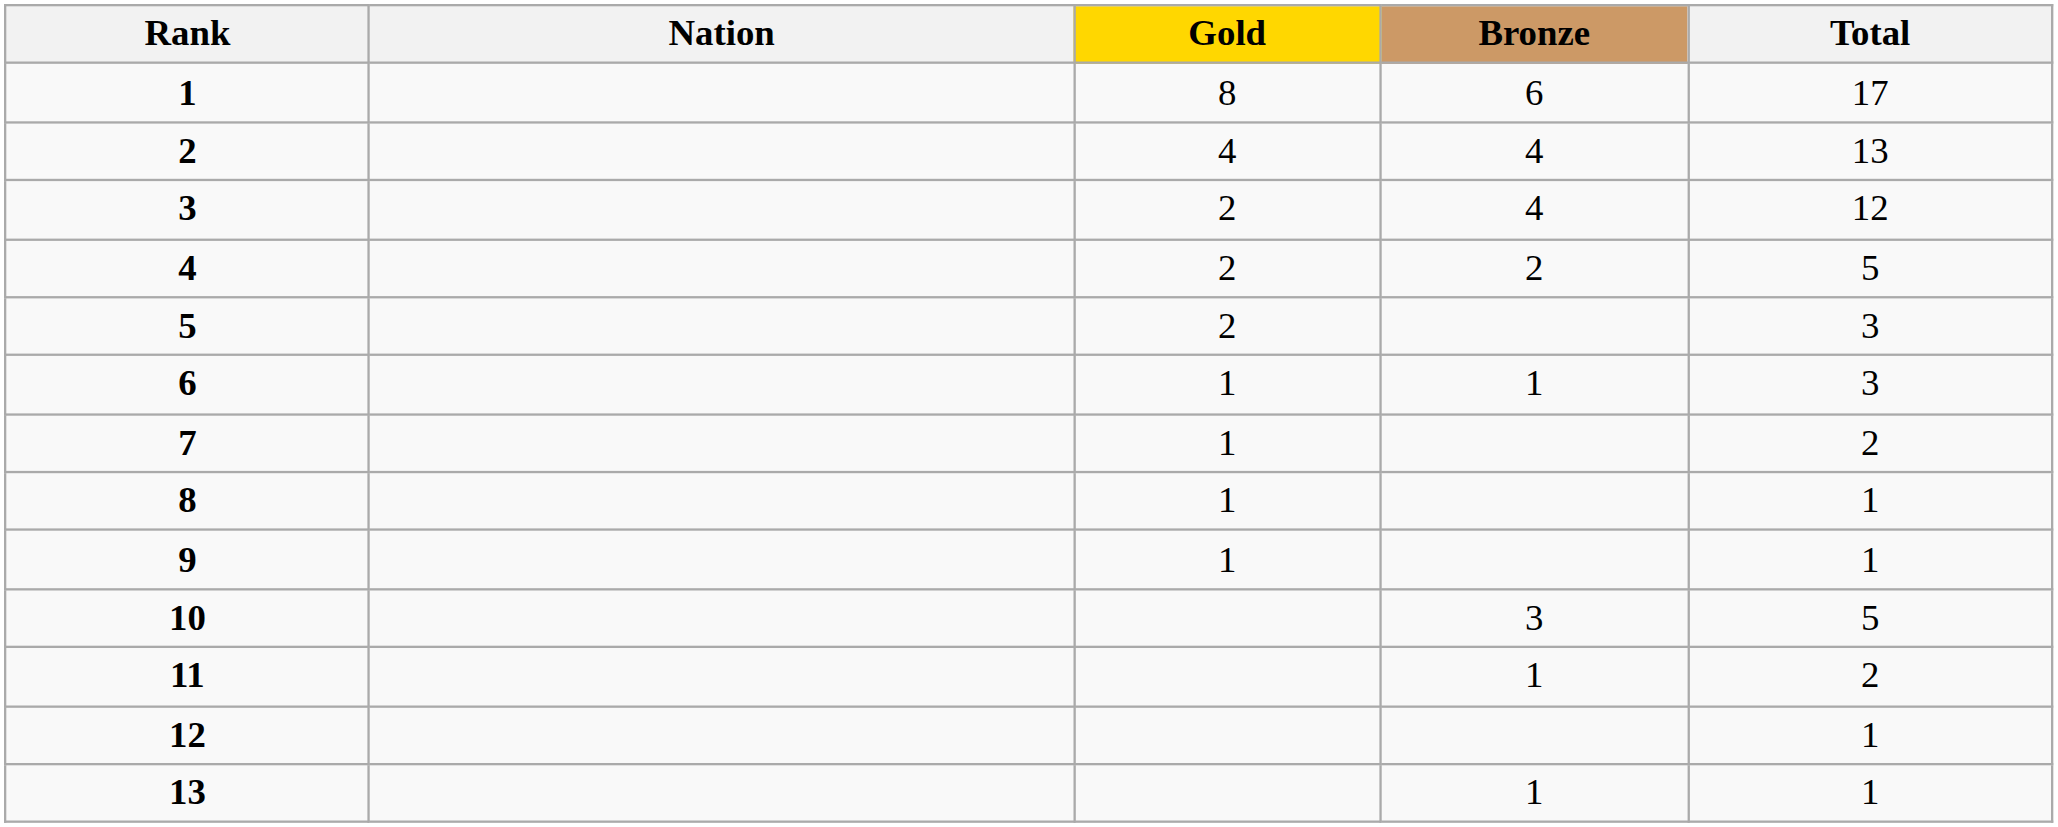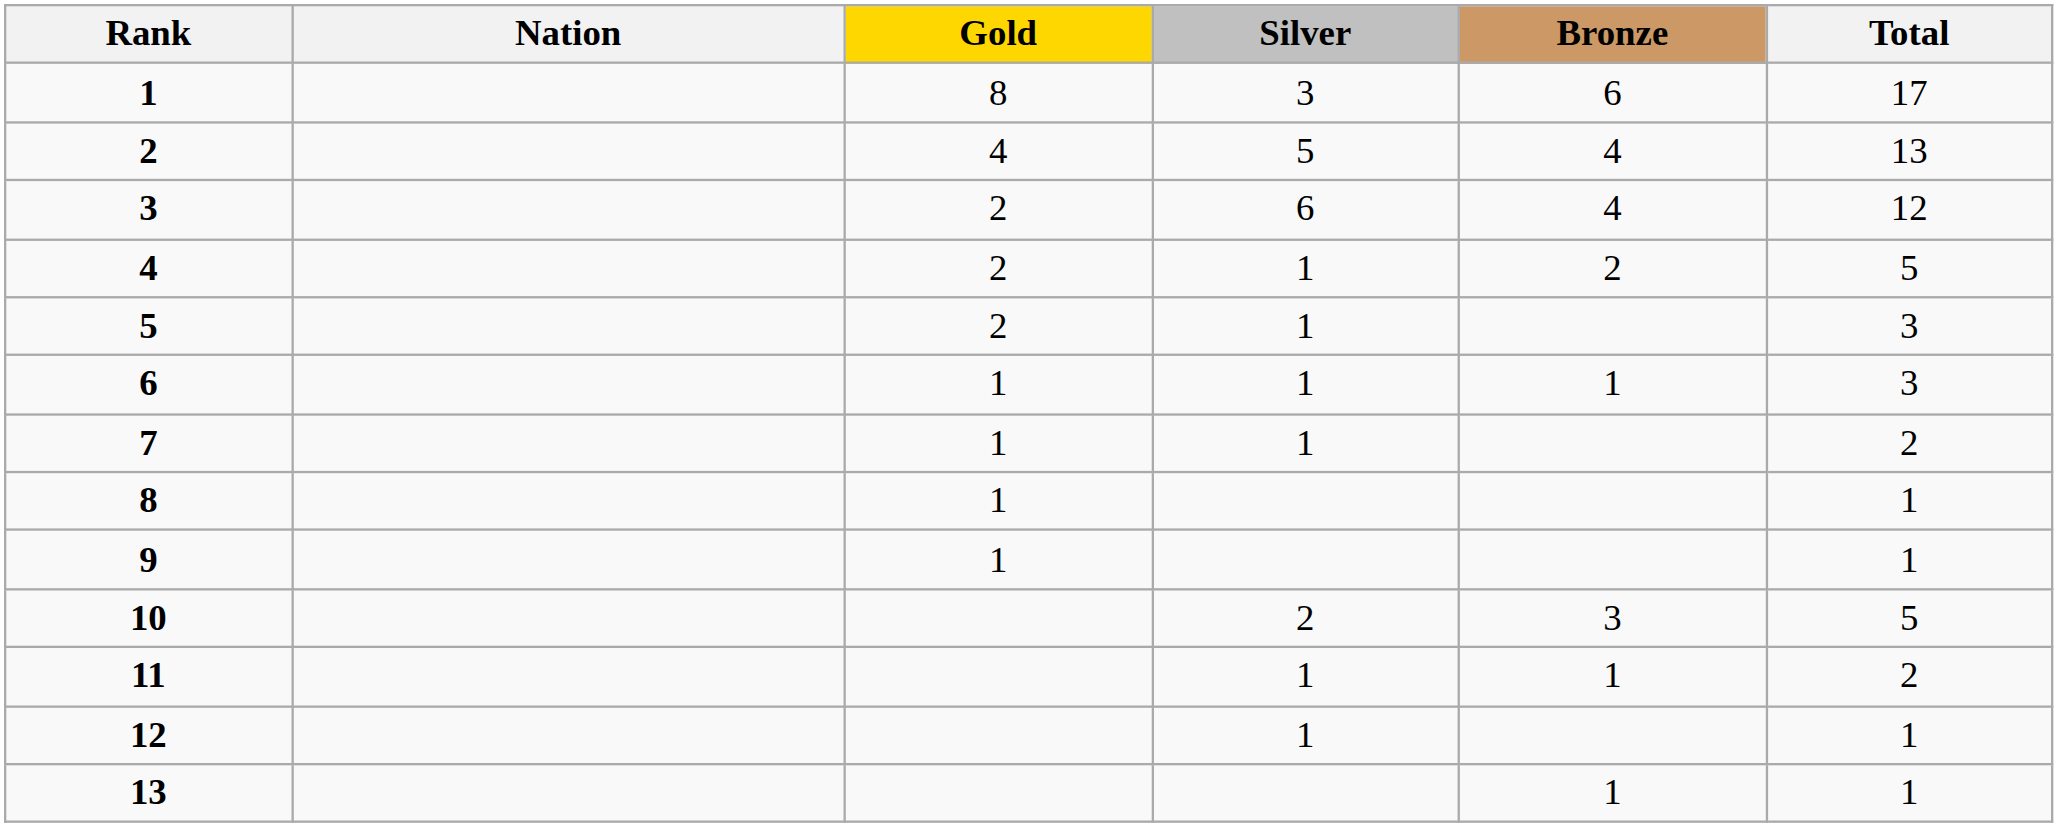+ column: (1305, 33)
